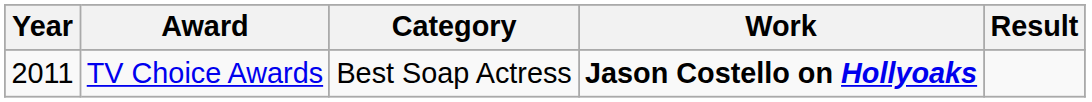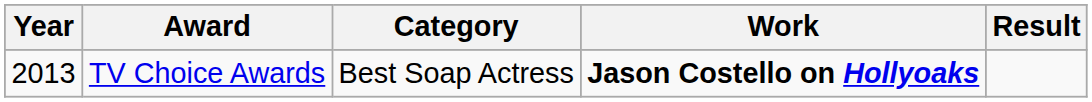(43, 73) 2011 -> (44, 73) 2013
